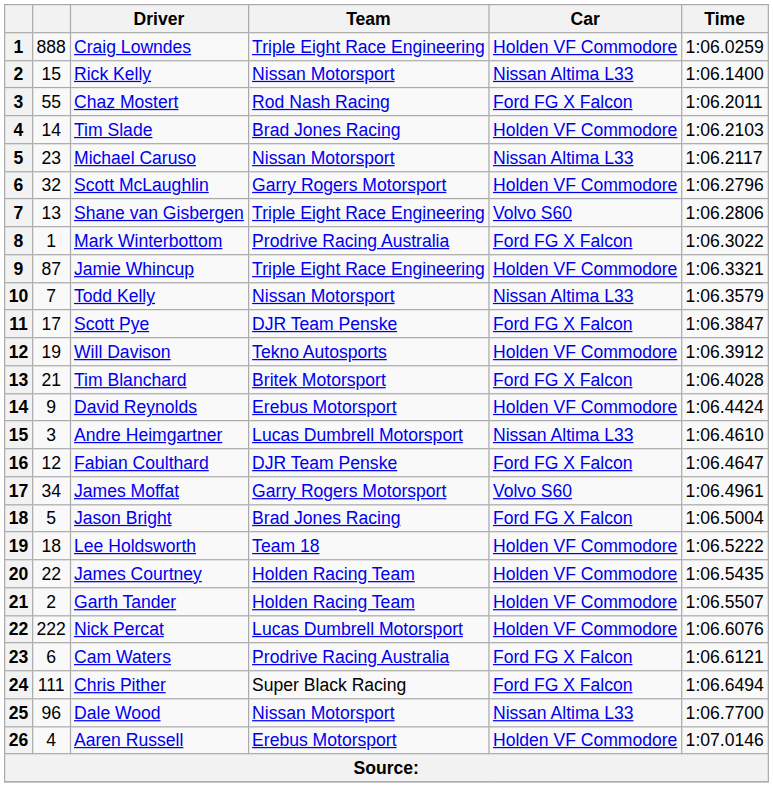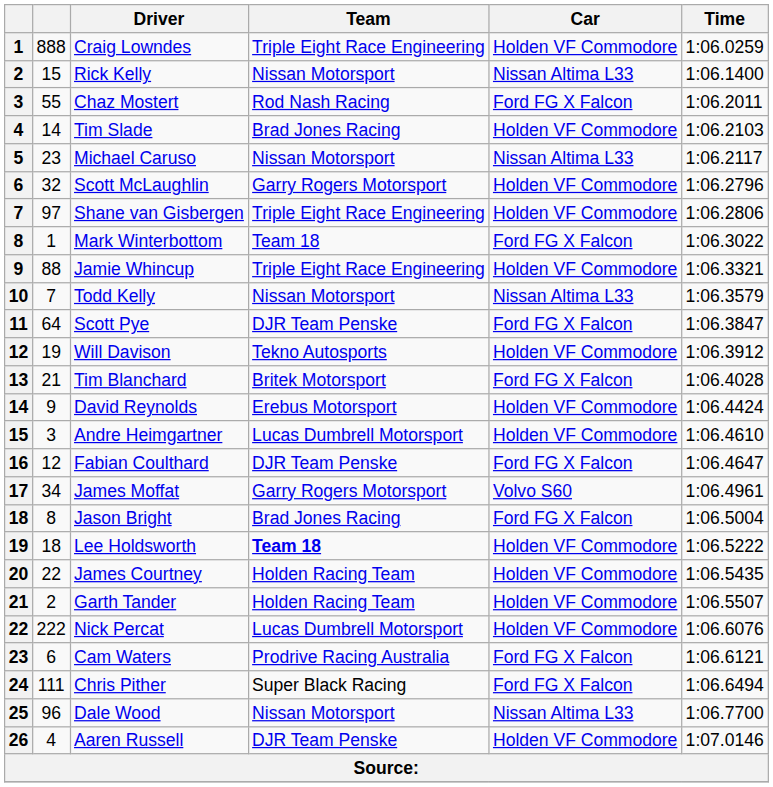(51, 213) 13 -> (51, 213) 97
(532, 213) Volvo S60 -> (585, 213) Holden VF Commodore
(351, 241) Prodrive Racing Australia -> (286, 241) Team 18
(51, 269) 87 -> (51, 269) 88
(51, 324) 17 -> (51, 324) 64
(563, 435) Nissan Altima L33 -> (585, 435) Holden VF Commodore
(51, 518) 5 -> (51, 518) 8
(286, 546) normal -> (287, 546) bold
(324, 741) Erebus Motorsport -> (325, 741) DJR Team Penske
